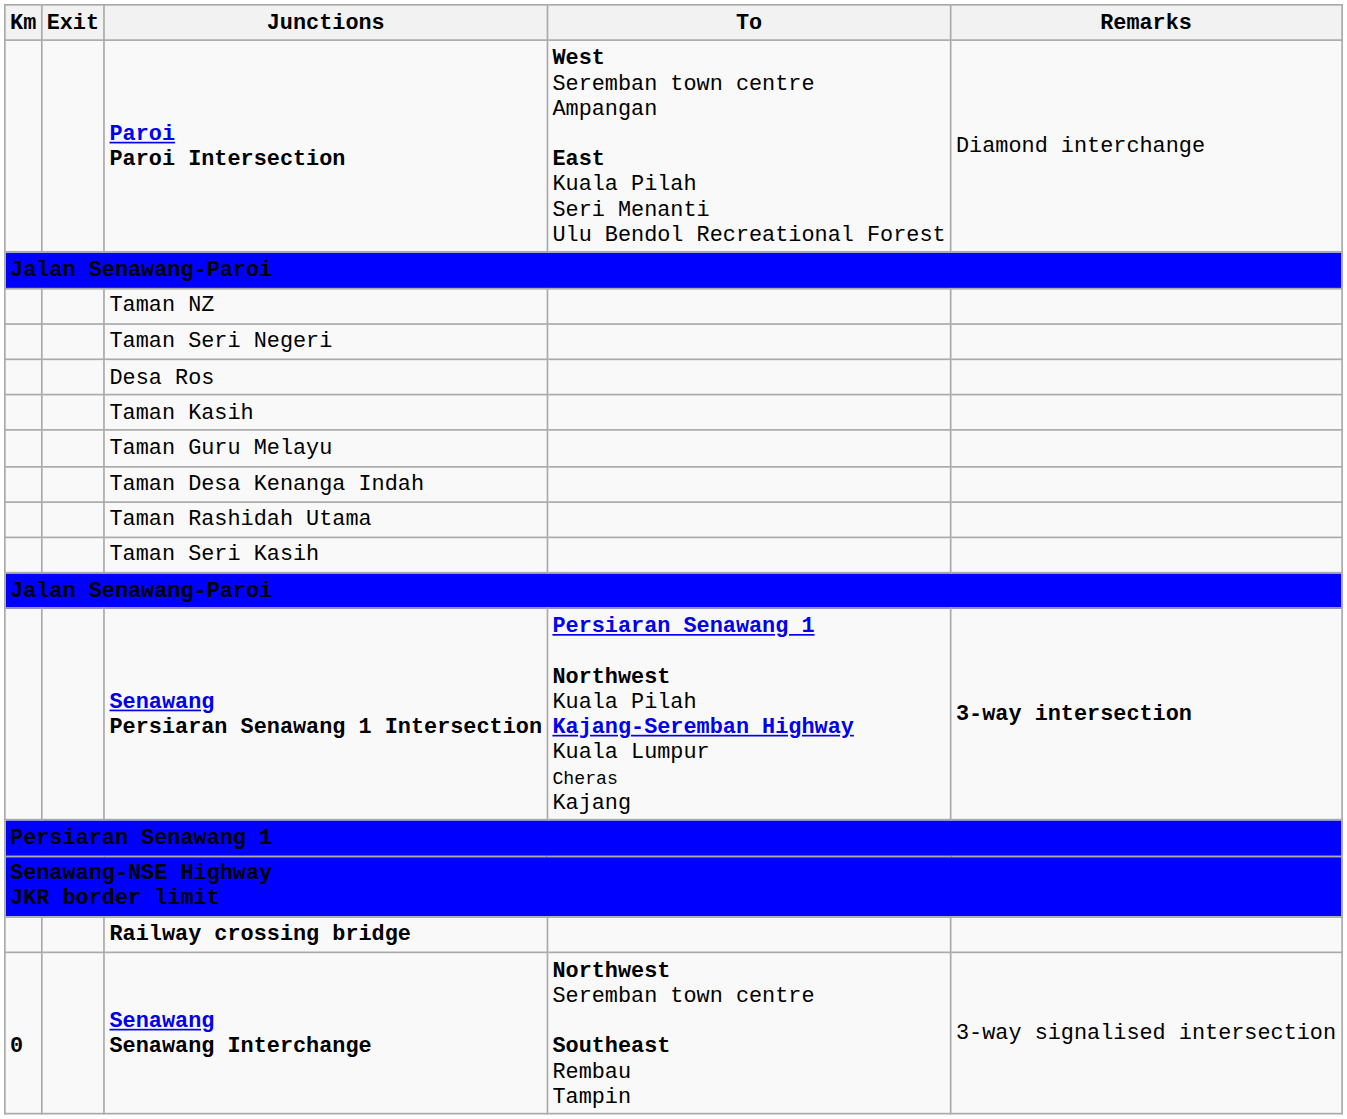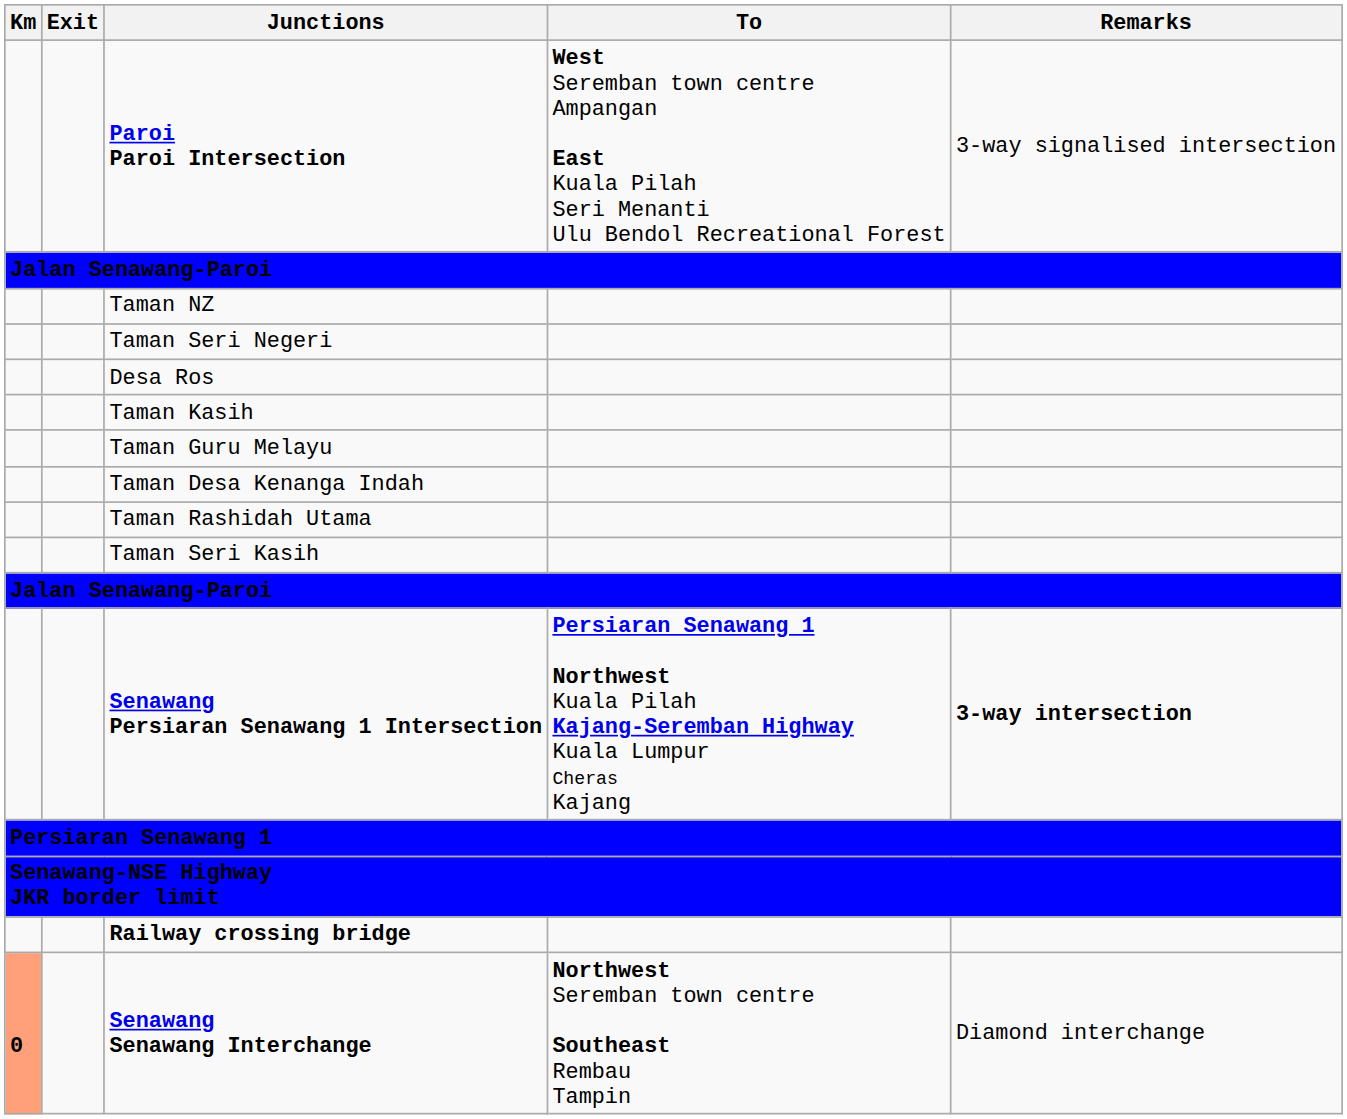(1081, 146) Diamond interchange -> (1146, 146) 3-way signalised intersection
(17, 1046) no background -> (17, 1046) lightsalmon background
(1146, 1033) 3-way signalised intersection -> (1081, 1033) Diamond interchange
